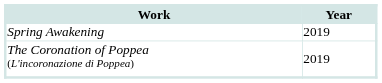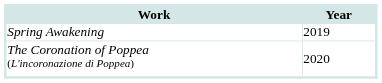(317, 58) 2019 -> (317, 58) 2020
